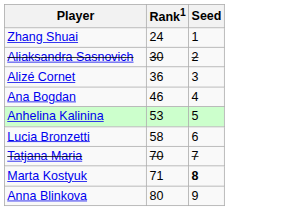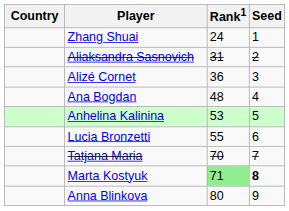+ column: (35, 16)
(156, 57) 30 -> (217, 57) 31
(156, 96) 46 -> (217, 96) 48
(156, 136) 58 -> (217, 136) 55
(156, 176) no background -> (217, 176) lightgreen background
